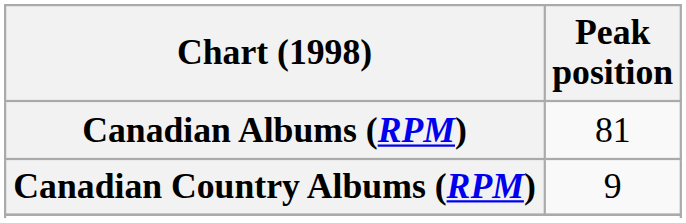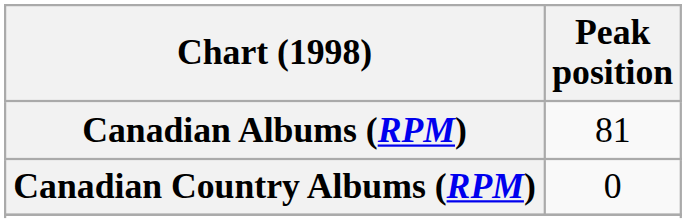(613, 186) 9 -> (613, 186) 0
